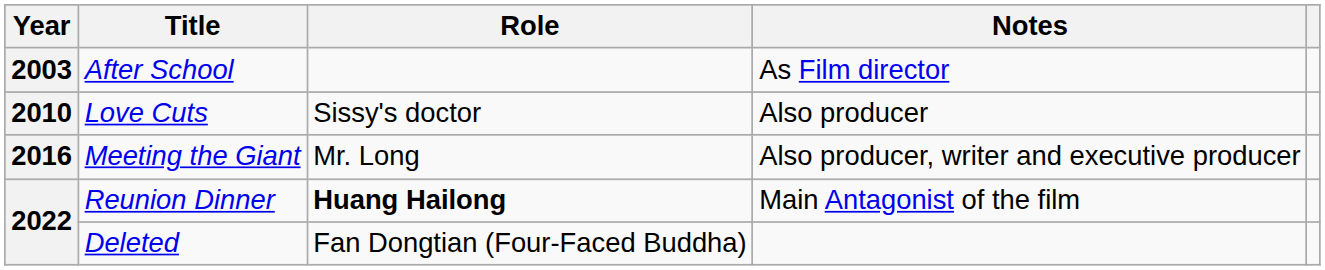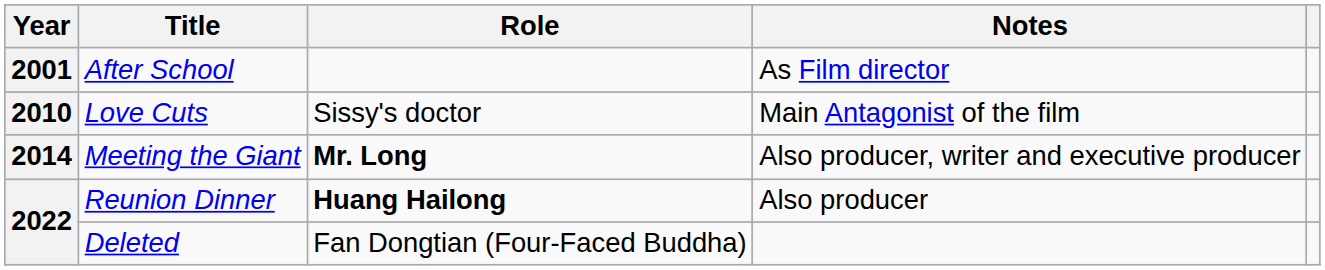(42, 69) 2003 -> (42, 69) 2001
(844, 112) Also producer -> (920, 112) Main Antagonist of the film
(42, 156) 2016 -> (42, 156) 2014
(366, 156) normal -> (370, 156) bold
(920, 199) Main Antagonist of the film -> (844, 199) Also producer
